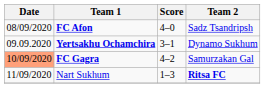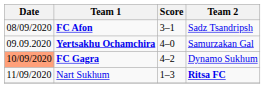(167, 28) 4–0 -> (167, 28) 3–1
(167, 43) 3–1 -> (167, 43) 4–0
(223, 43) Dynamo Sukhum -> (221, 43) Samurzakan Gal
(221, 59) Samurzakan Gal -> (223, 59) Dynamo Sukhum
